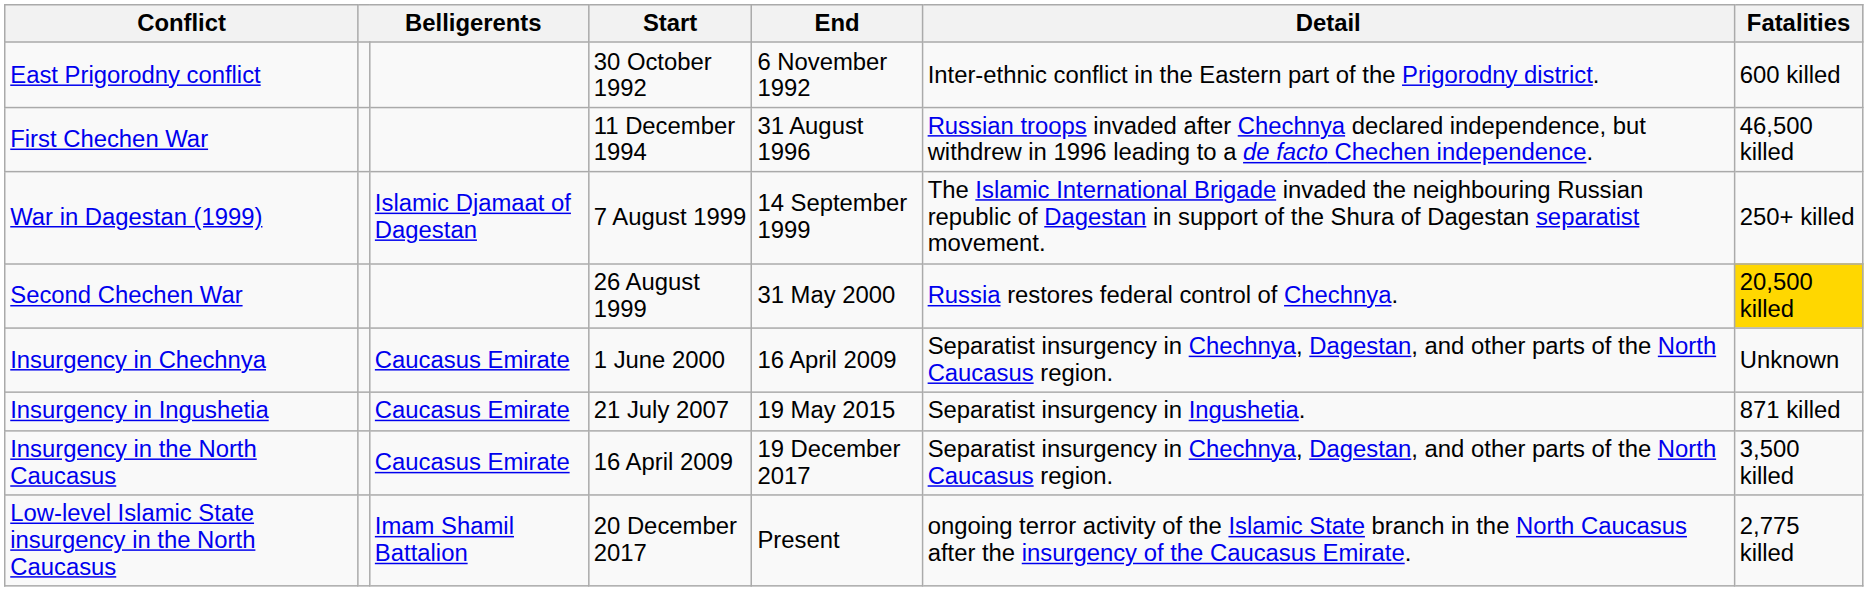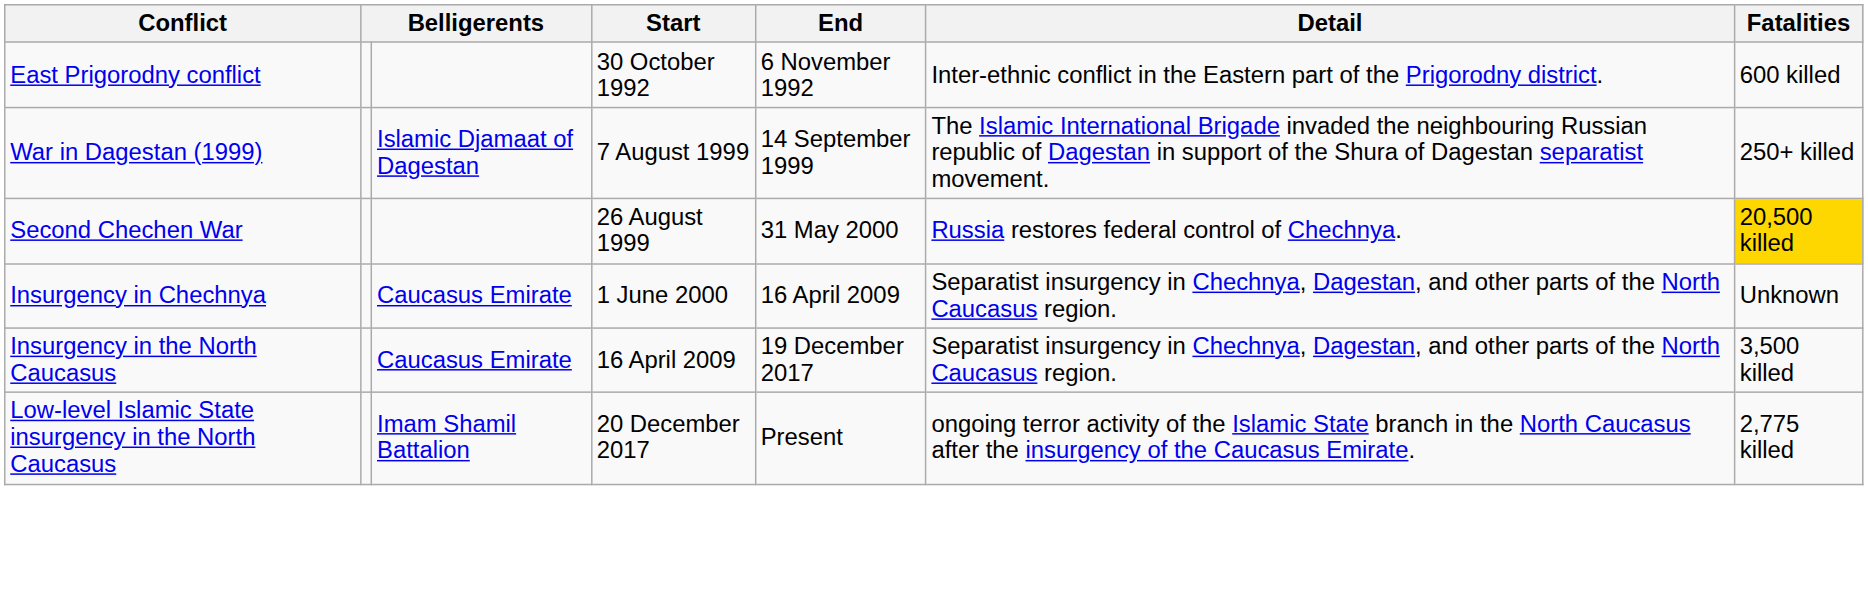- row: (109, 139)
- row: (139, 411)
